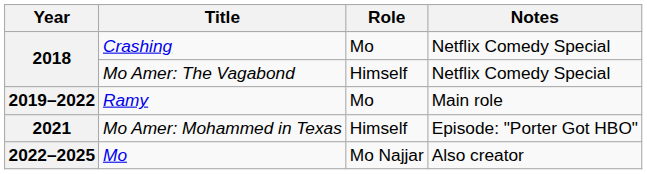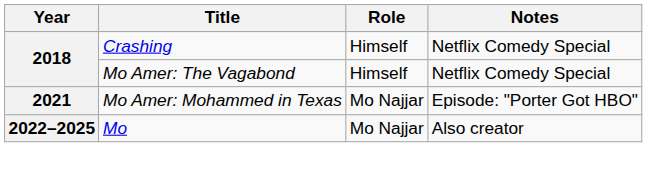(362, 45) Mo -> (379, 45) Himself
- row: (126, 100)
(379, 127) Himself -> (387, 100) Mo Najjar
